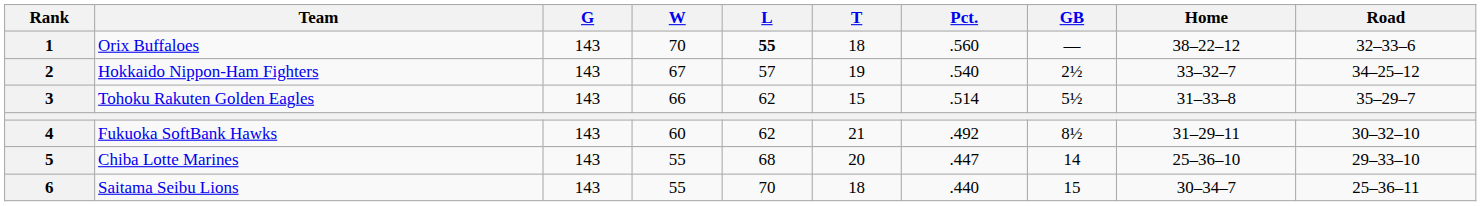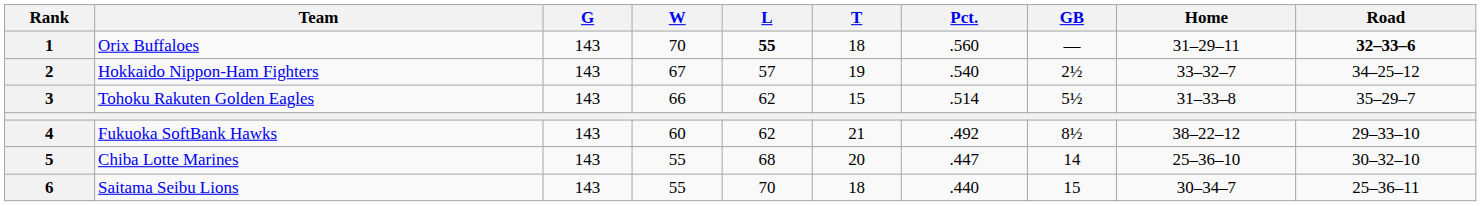(1206, 44) 38–22–12 -> (1206, 44) 31–29–11
(1386, 44) normal -> (1386, 44) bold
(1206, 133) 31–29–11 -> (1206, 133) 38–22–12
(1386, 133) 30–32–10 -> (1386, 133) 29–33–10
(1386, 160) 29–33–10 -> (1386, 160) 30–32–10
